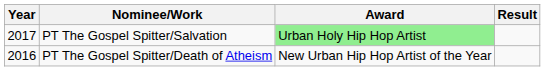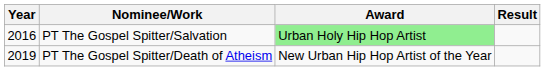(22, 35) 2017 -> (22, 35) 2016
(22, 55) 2016 -> (22, 55) 2019
